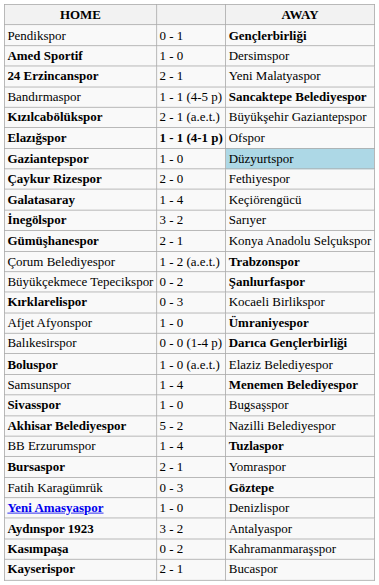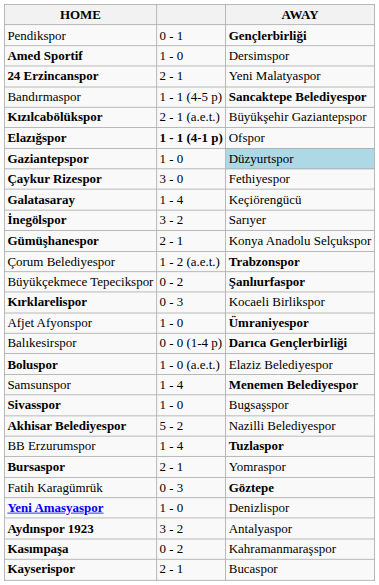(171, 179) 2 - 0 -> (171, 179) 3 - 0
